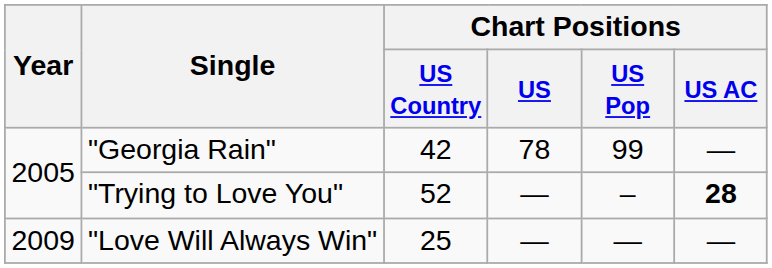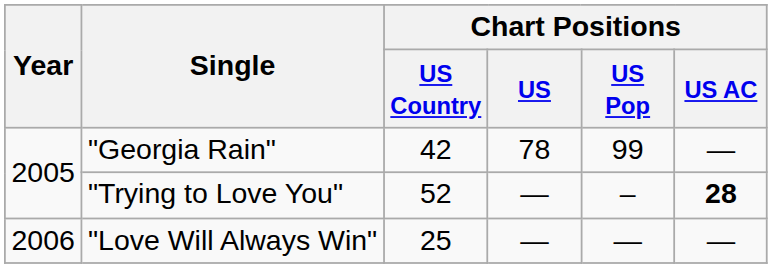(43, 239) 2009 -> (43, 239) 2006
